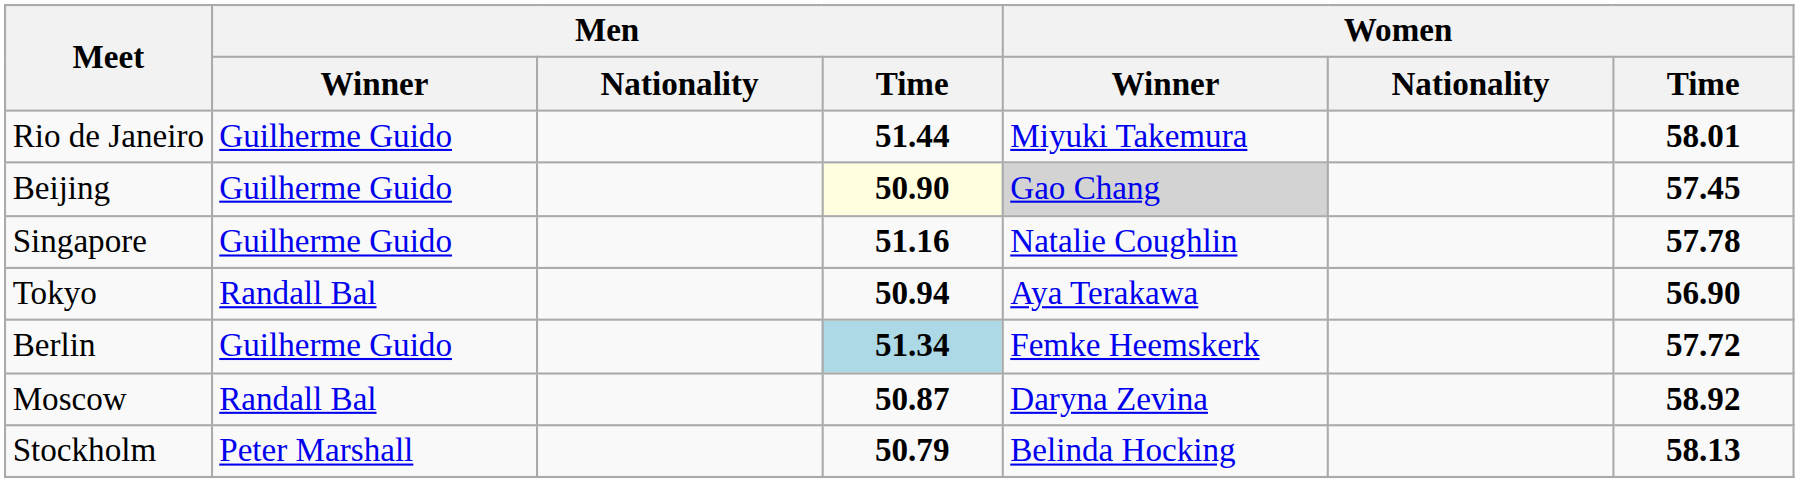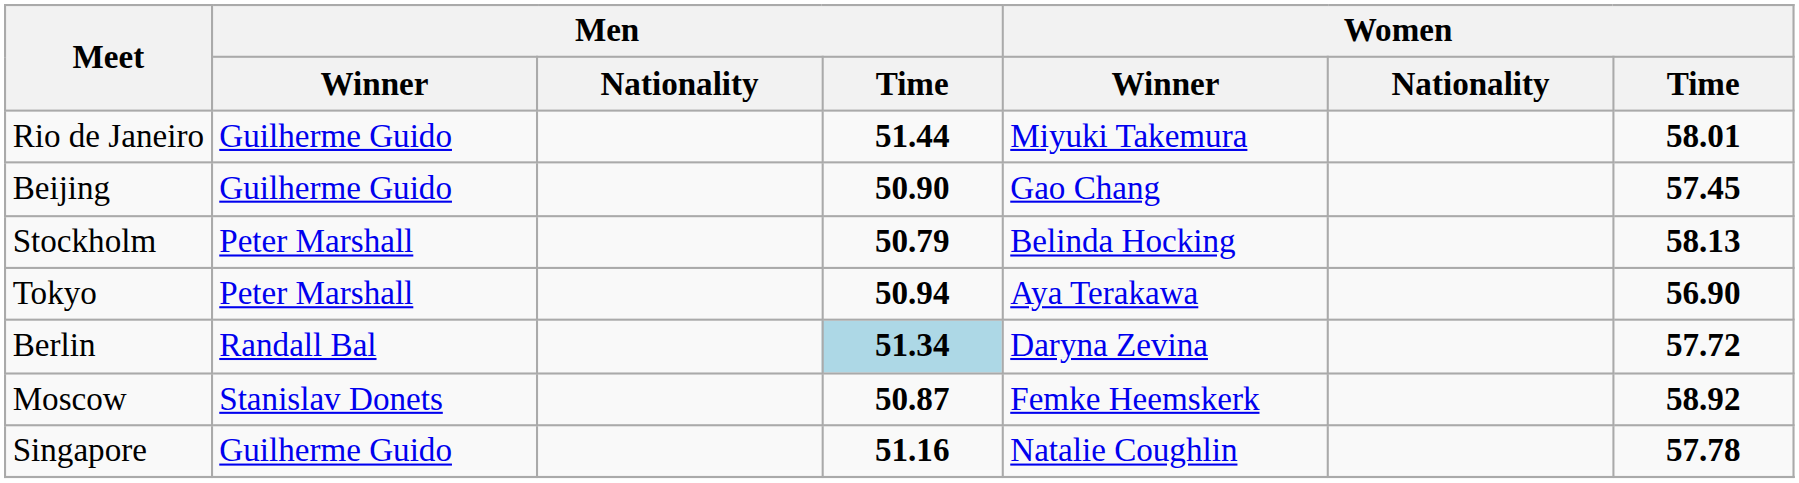(912, 188) lightyellow background -> (912, 188) no background
(1085, 188) lightgrey background -> (1085, 188) no background
rows swapped: (80, 240) <-> (84, 450)
(298, 293) Randall Bal -> (316, 293) Peter Marshall
(336, 345) Guilherme Guido -> (298, 345) Randall Bal
(1135, 345) Femke Heemskerk -> (1109, 345) Daryna Zevina
(298, 398) Randall Bal -> (331, 398) Stanislav Donets
(1109, 398) Daryna Zevina -> (1135, 398) Femke Heemskerk
